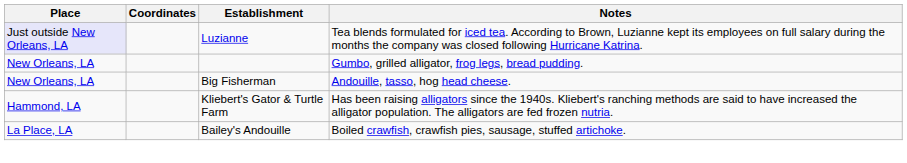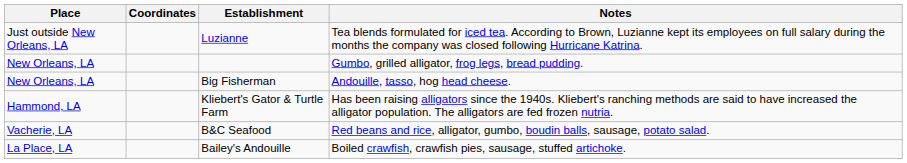(51, 38) lavender background -> (51, 38) no background
+ row: (236, 130)
